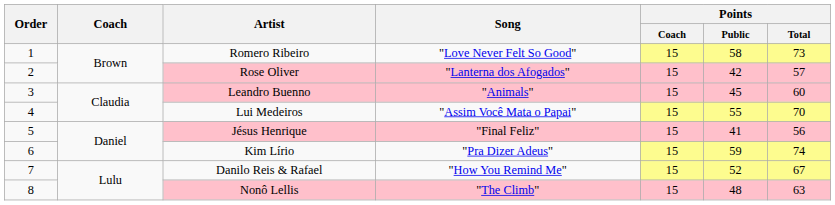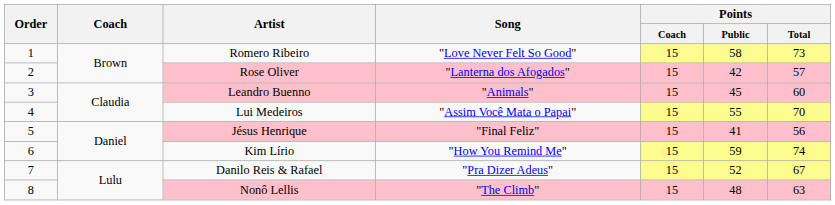(508, 151) "Pra Dizer Adeus" -> (508, 151) "How You Remind Me"
(508, 170) "How You Remind Me" -> (508, 170) "Pra Dizer Adeus"
